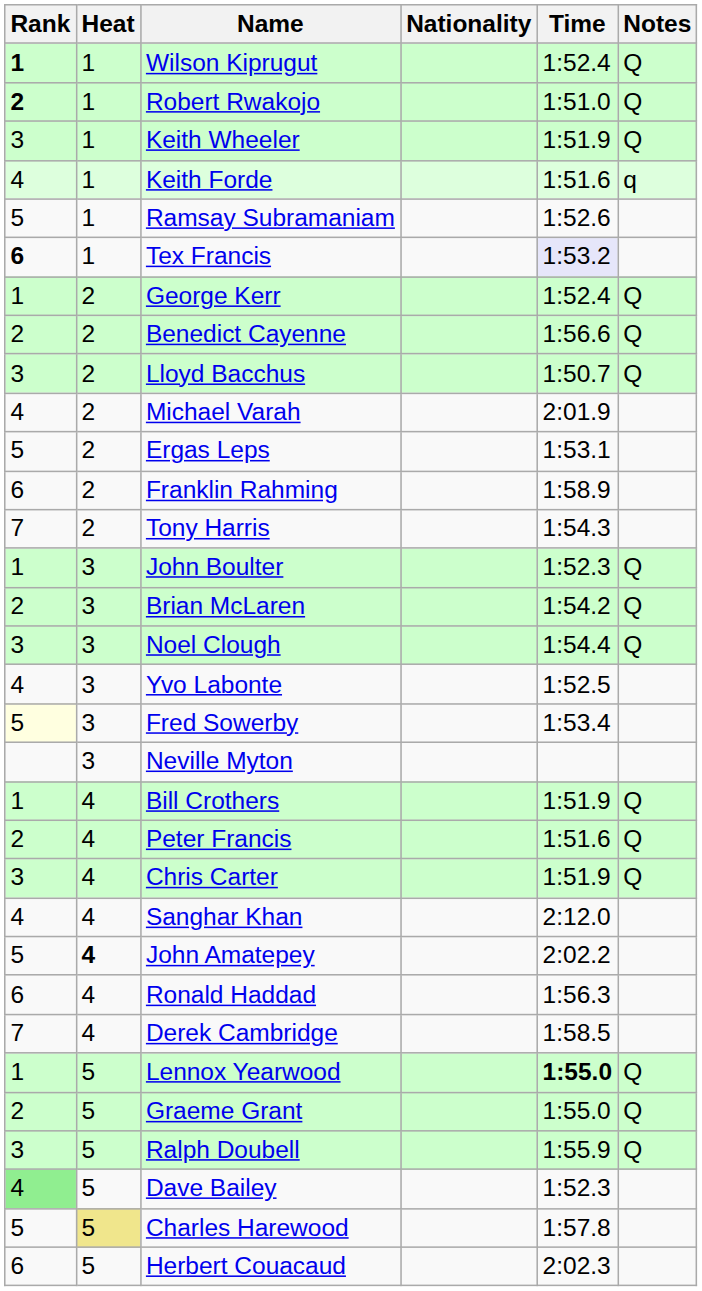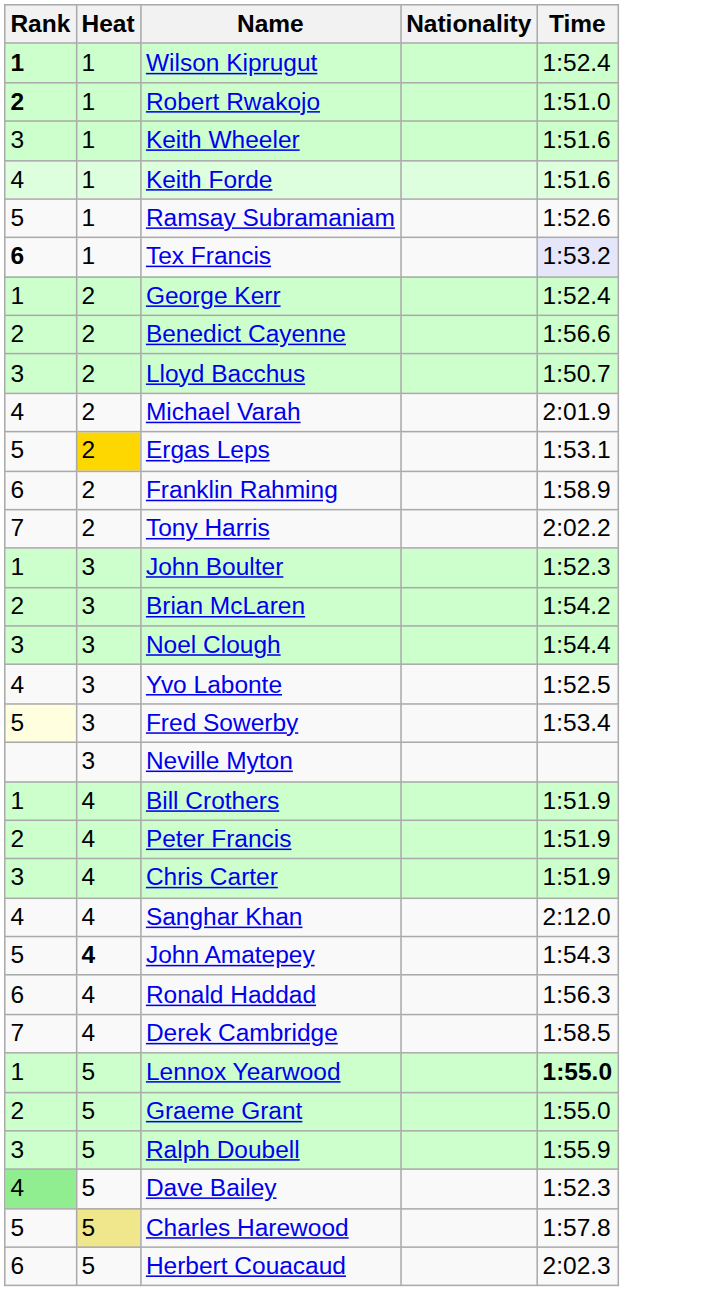- column: (657, 23)
(577, 140) 1:51.9 -> (577, 140) 1:51.6
(88, 450) no background -> (88, 450) gold background
(577, 528) 1:54.3 -> (577, 528) 2:02.2
(577, 839) 1:51.6 -> (577, 839) 1:51.9
(577, 955) 2:02.2 -> (577, 955) 1:54.3
